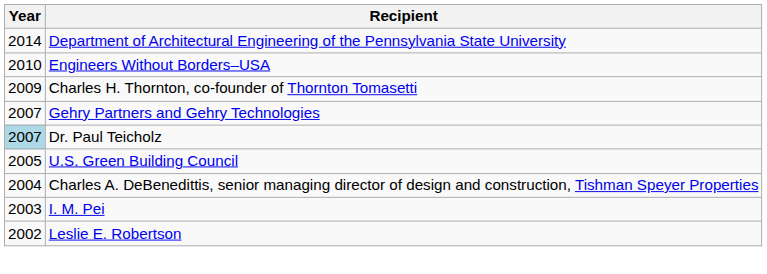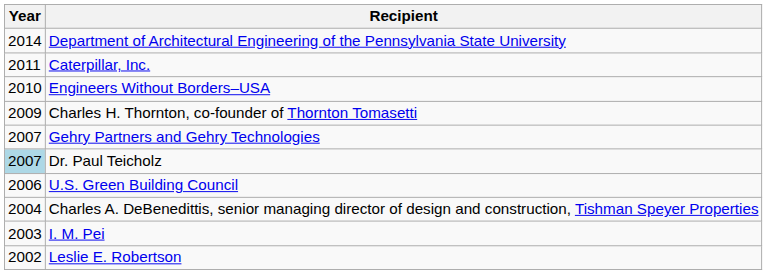+ row: (99, 64)
(25, 161) 2005 -> (25, 185) 2006
